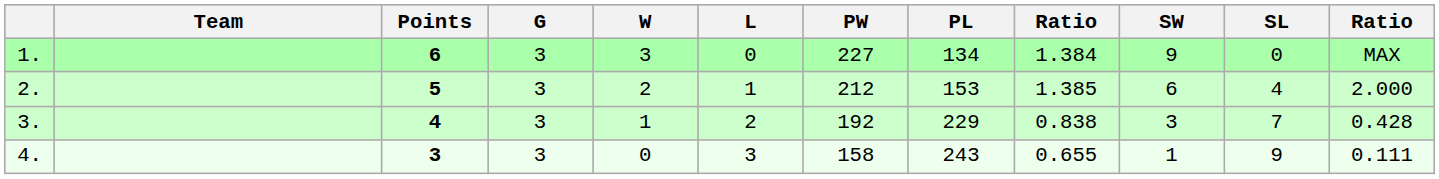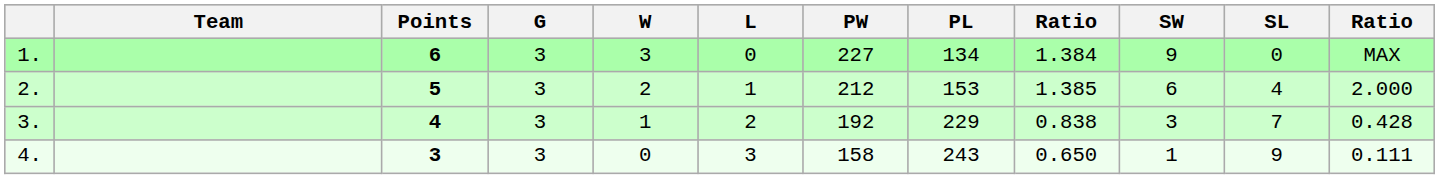(1066, 156) 0.655 -> (1066, 156) 0.650
